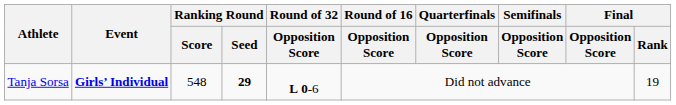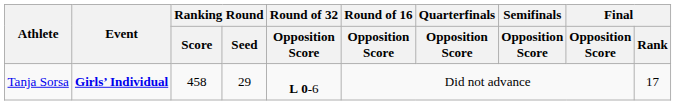(197, 82) 548 -> (197, 82) 458
(244, 82) bold -> (244, 82) normal
(653, 82) 19 -> (653, 82) 17
